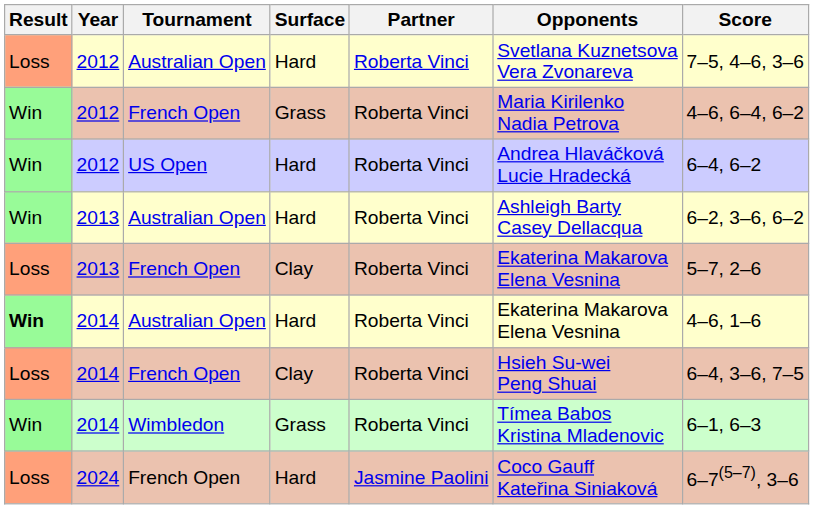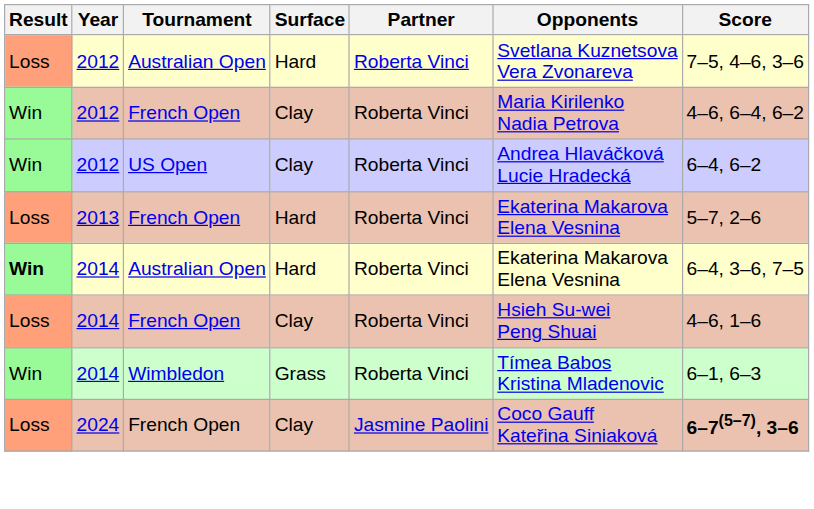(300, 113) Grass -> (294, 113) Clay
(295, 165) Hard -> (294, 165) Clay
- row: (98, 217)
(294, 269) Clay -> (295, 217) Hard
(724, 321) 4–6, 1–6 -> (745, 269) 6–4, 3–6, 7–5
(745, 373) 6–4, 3–6, 7–5 -> (724, 321) 4–6, 1–6
(295, 477) Hard -> (294, 425) Clay
(743, 477) normal -> (743, 425) bold
